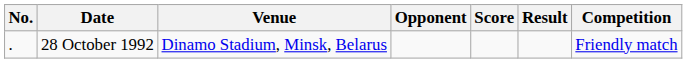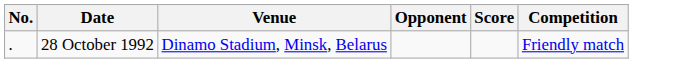- column: (545, 17)
